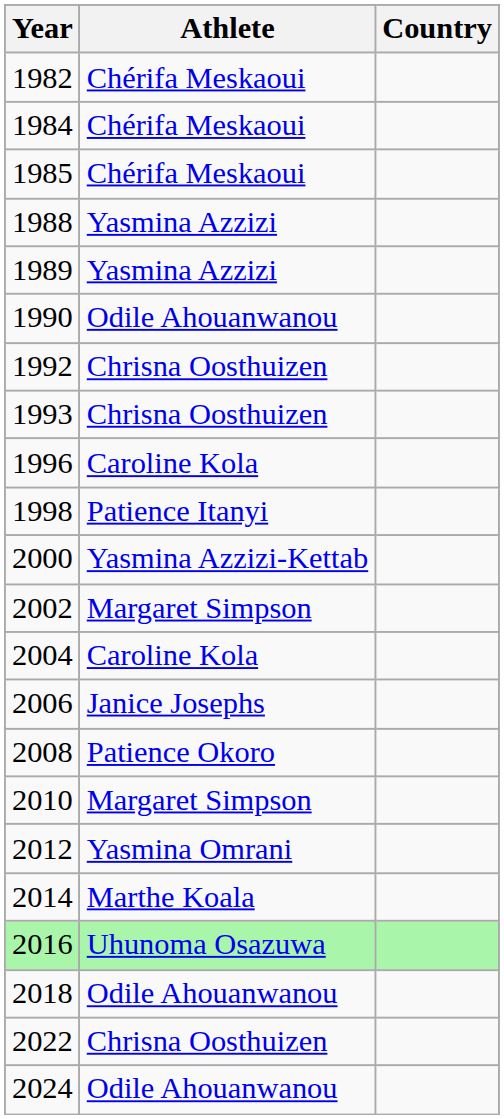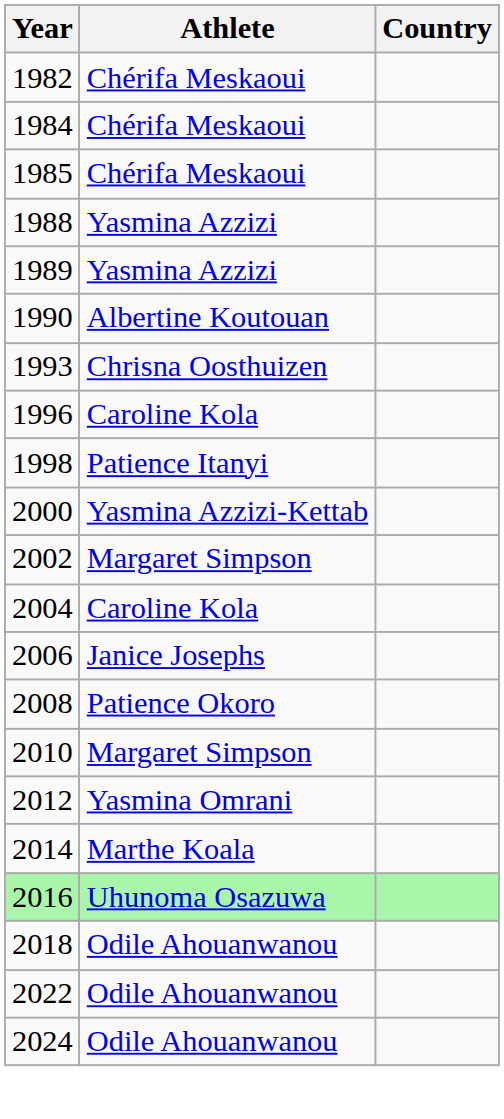(212, 317) Odile Ahouanwanou -> (208, 317) Albertine Koutouan
- row: (42, 366)
(207, 1041) Chrisna Oosthuizen -> (212, 992) Odile Ahouanwanou
